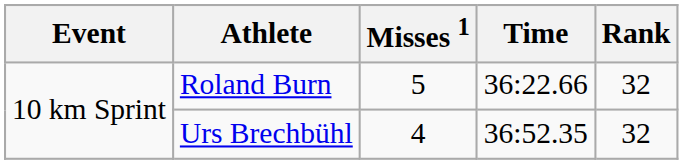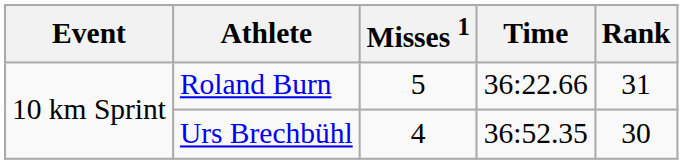(636, 85) 32 -> (636, 85) 31
(636, 134) 32 -> (636, 134) 30
